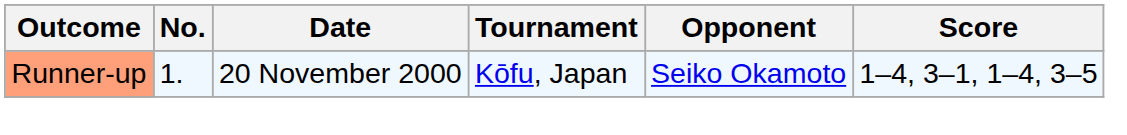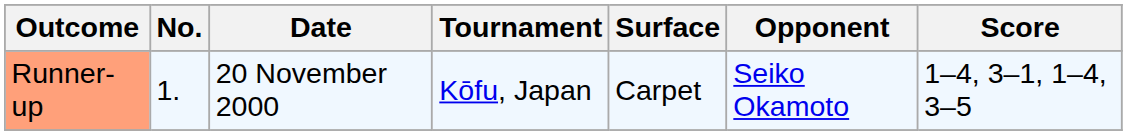+ column: (668, 27)
